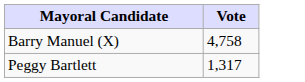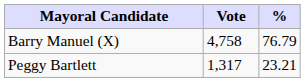+ column: (279, 16)
